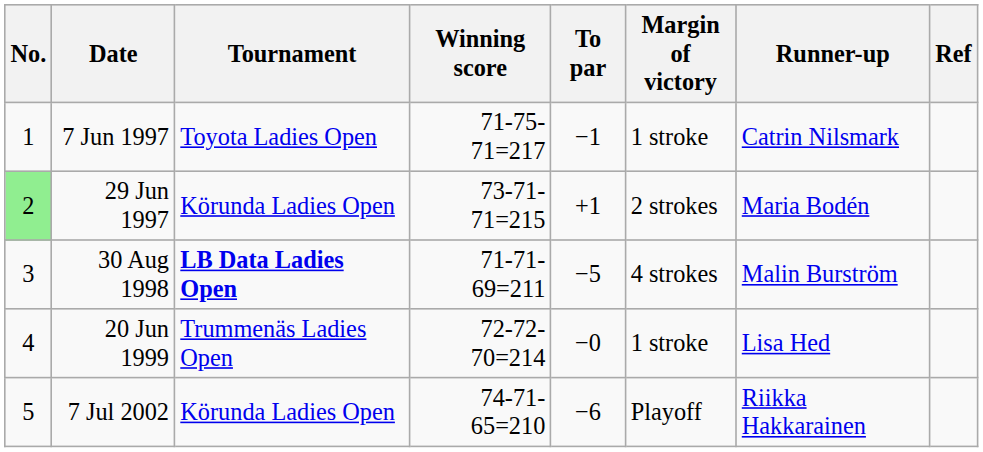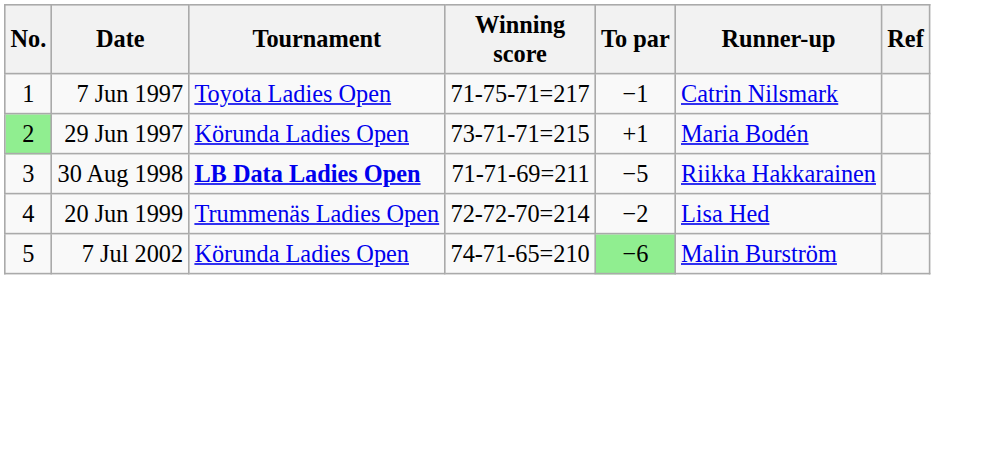- column: (681, 53)
(820, 274) Malin Burström -> (779, 173) Riikka Hakkarainen
(588, 343) −0 -> (635, 213) −2
(588, 412) no background -> (635, 254) lightgreen background
(804, 412) Riikka Hakkarainen -> (759, 254) Malin Burström
